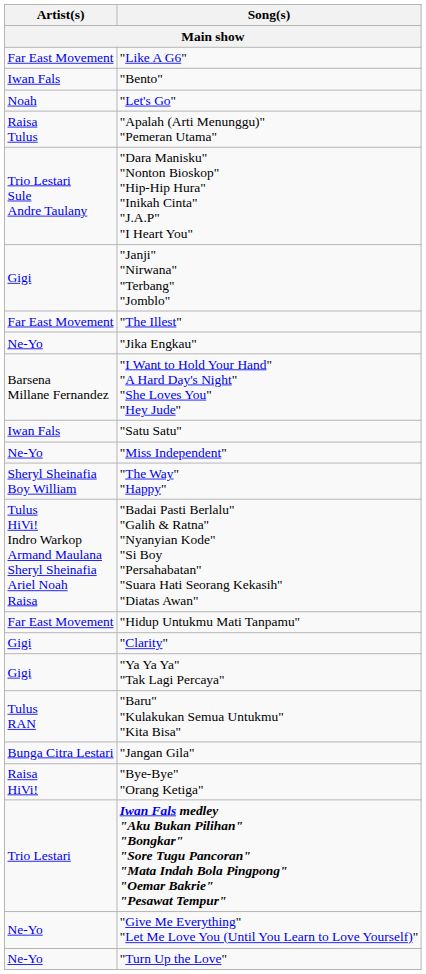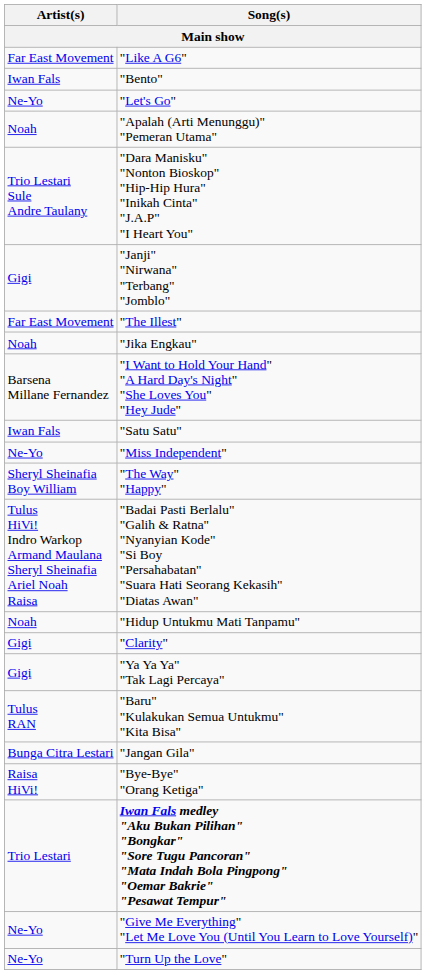(22, 100) Noah -> (25, 100) Ne-Yo
(23, 129) Raisa Tulus -> (22, 129) Noah
(25, 343) Ne-Yo -> (22, 343) Noah
(61, 622) Far East Movement -> (22, 622) Noah
